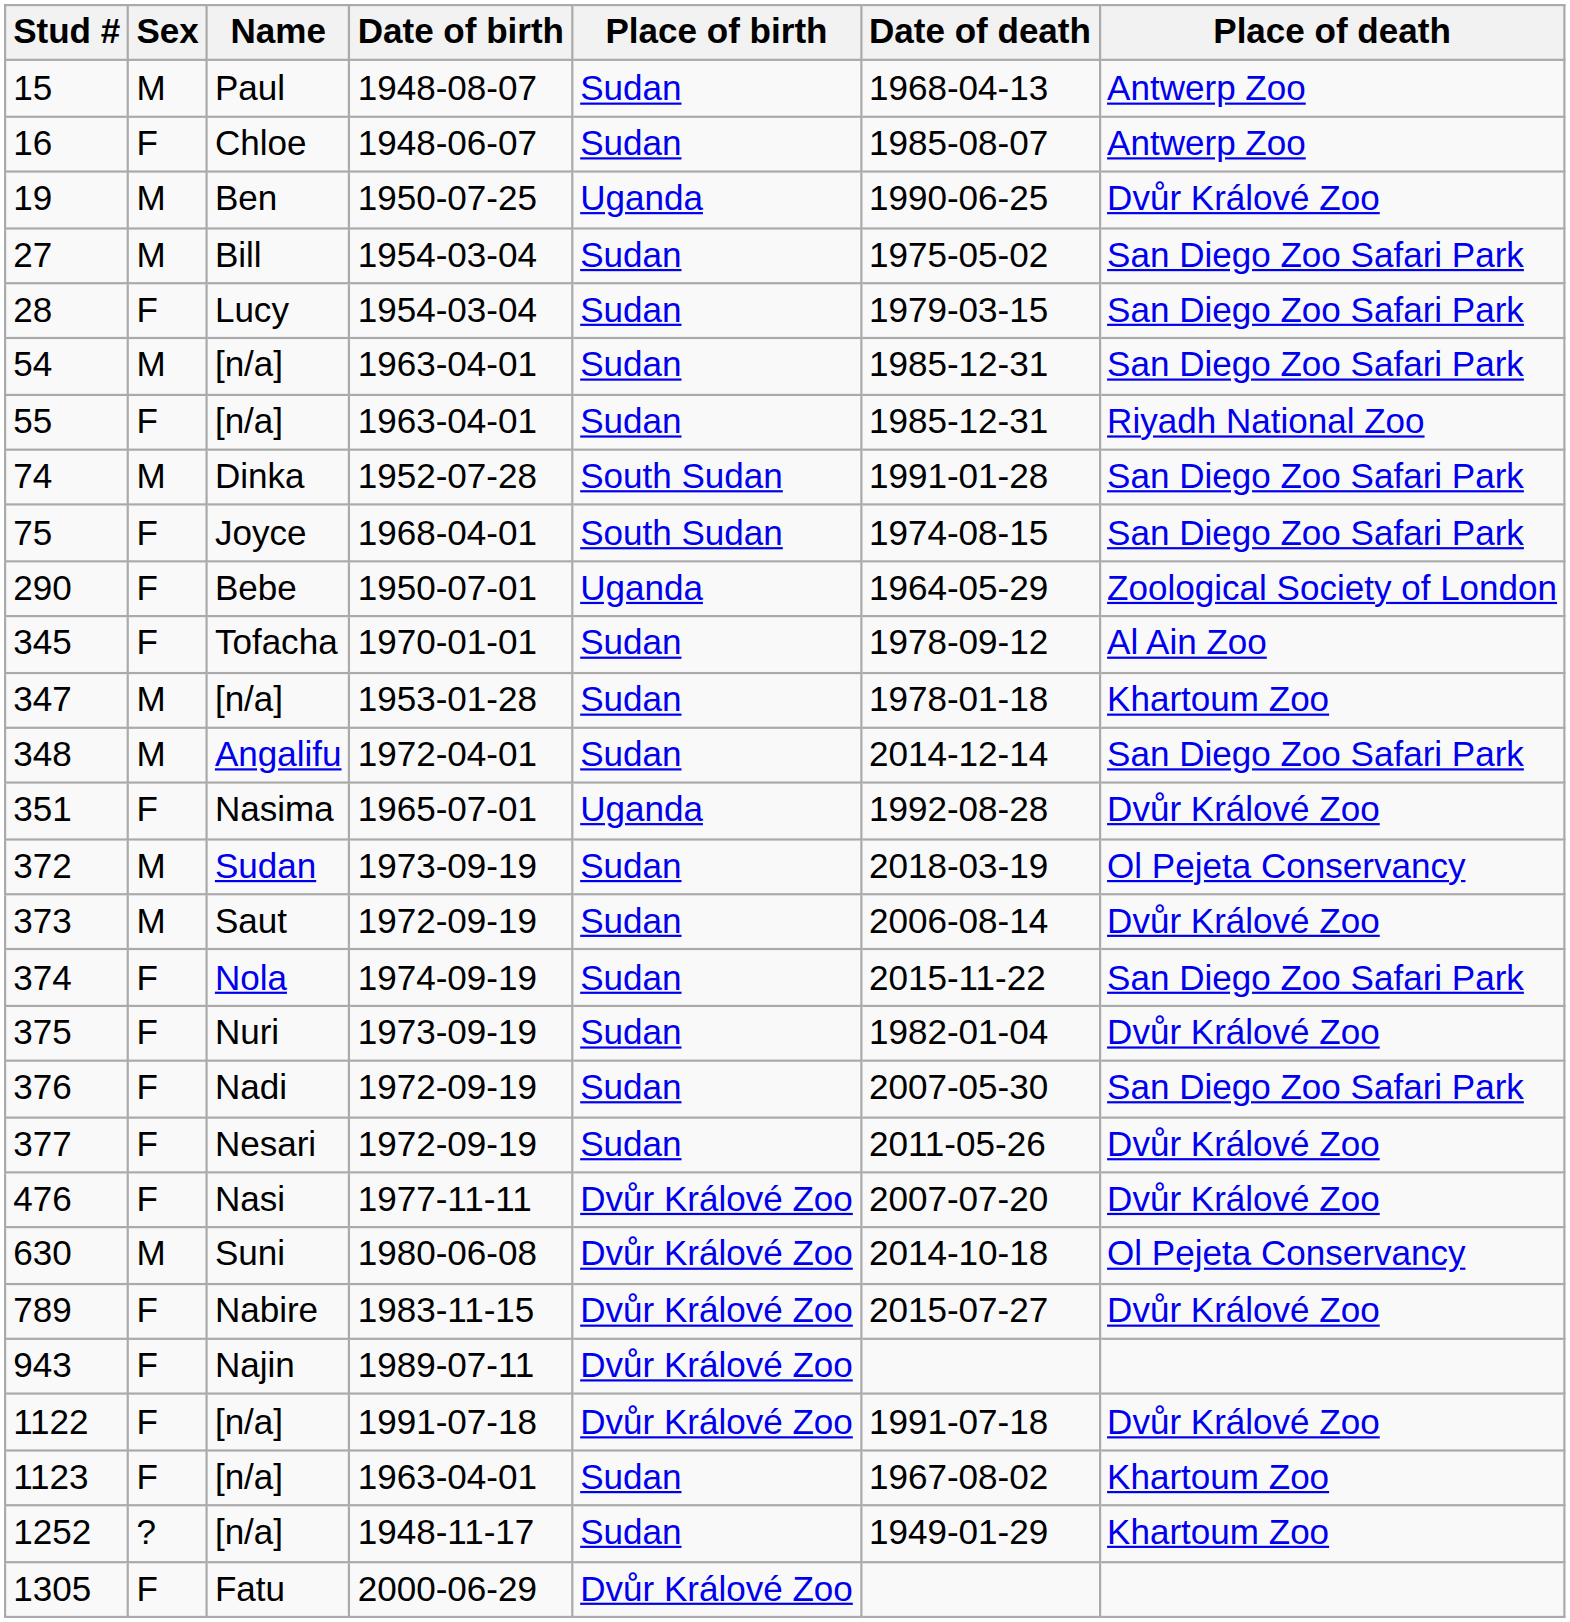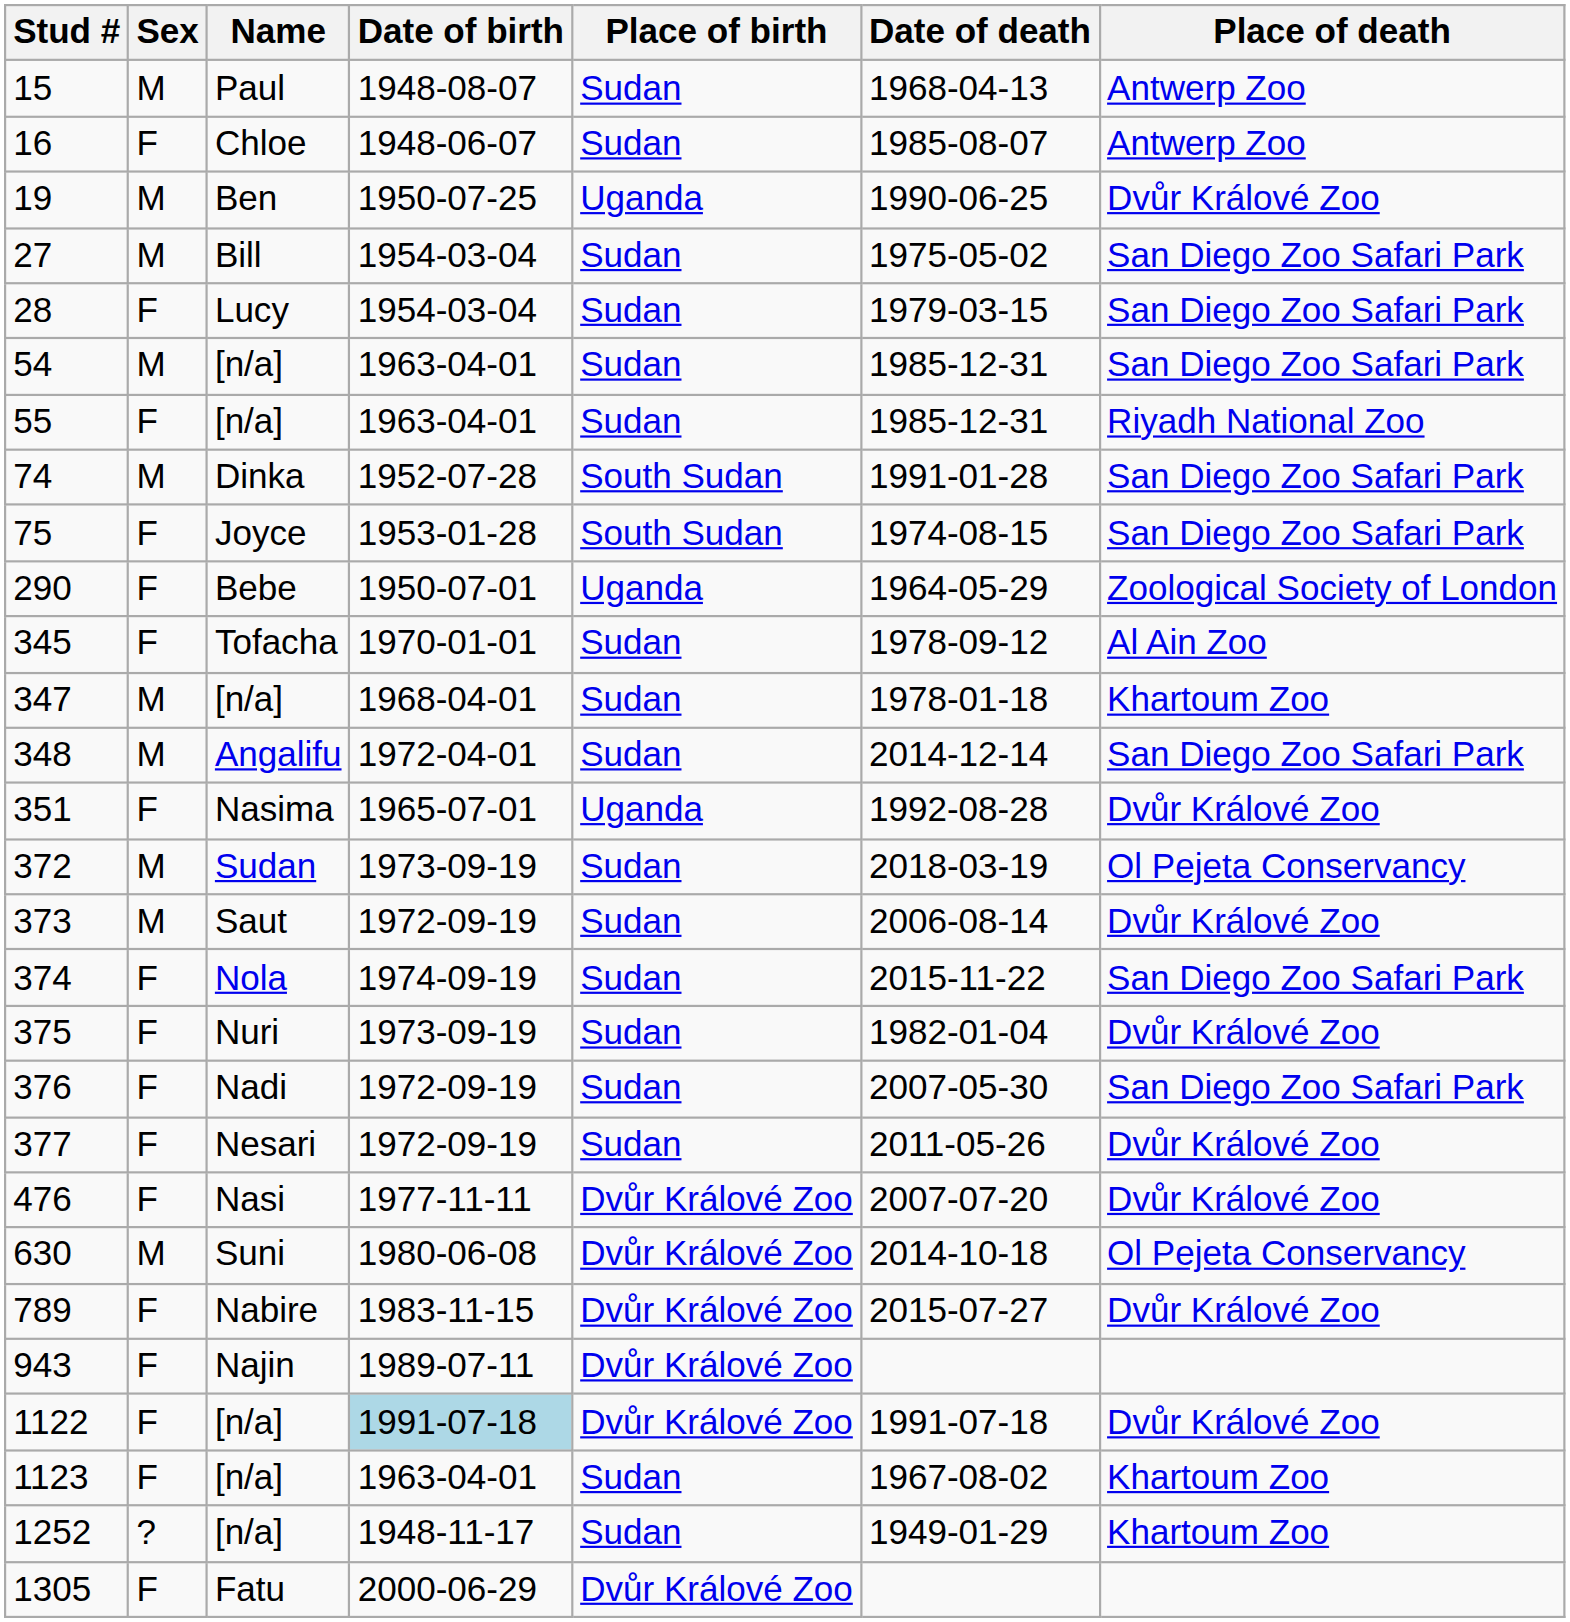(447, 532) 1968-04-01 -> (447, 532) 1953-01-28
(447, 699) 1953-01-28 -> (447, 699) 1968-04-01
(447, 1421) no background -> (447, 1421) lightblue background
